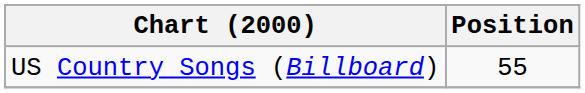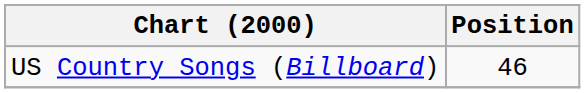(513, 67) 55 -> (513, 67) 46
